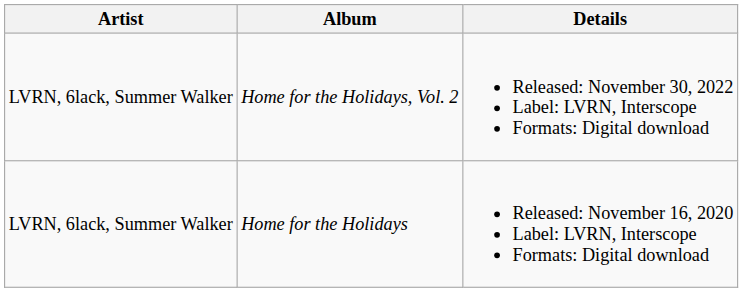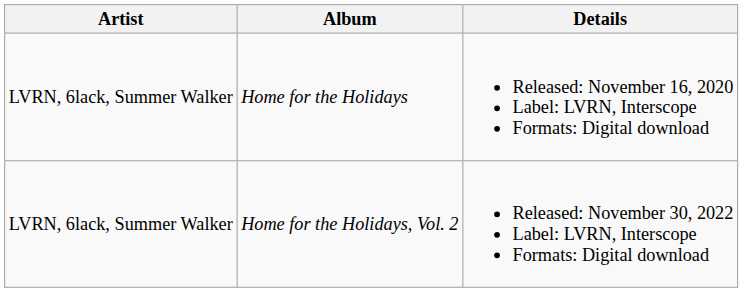rows swapped: (324, 223) <-> (350, 96)
